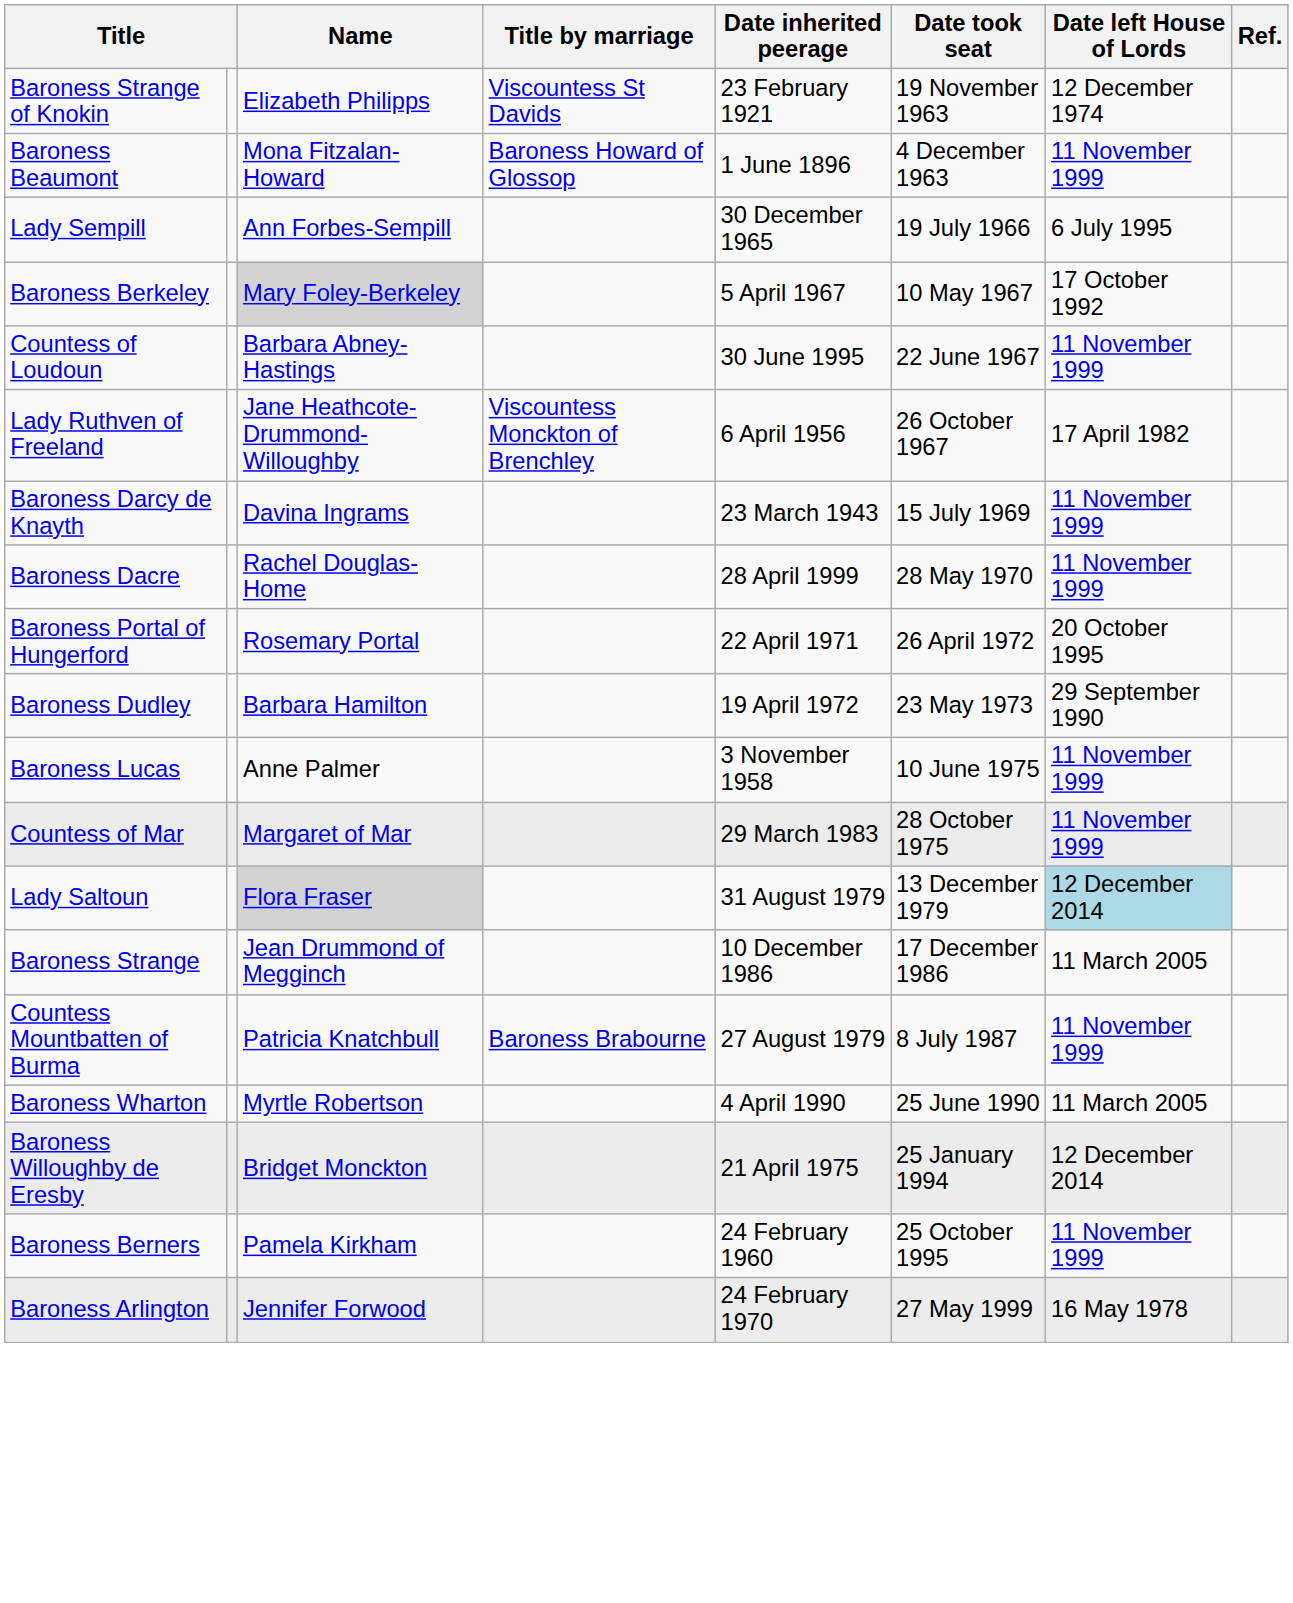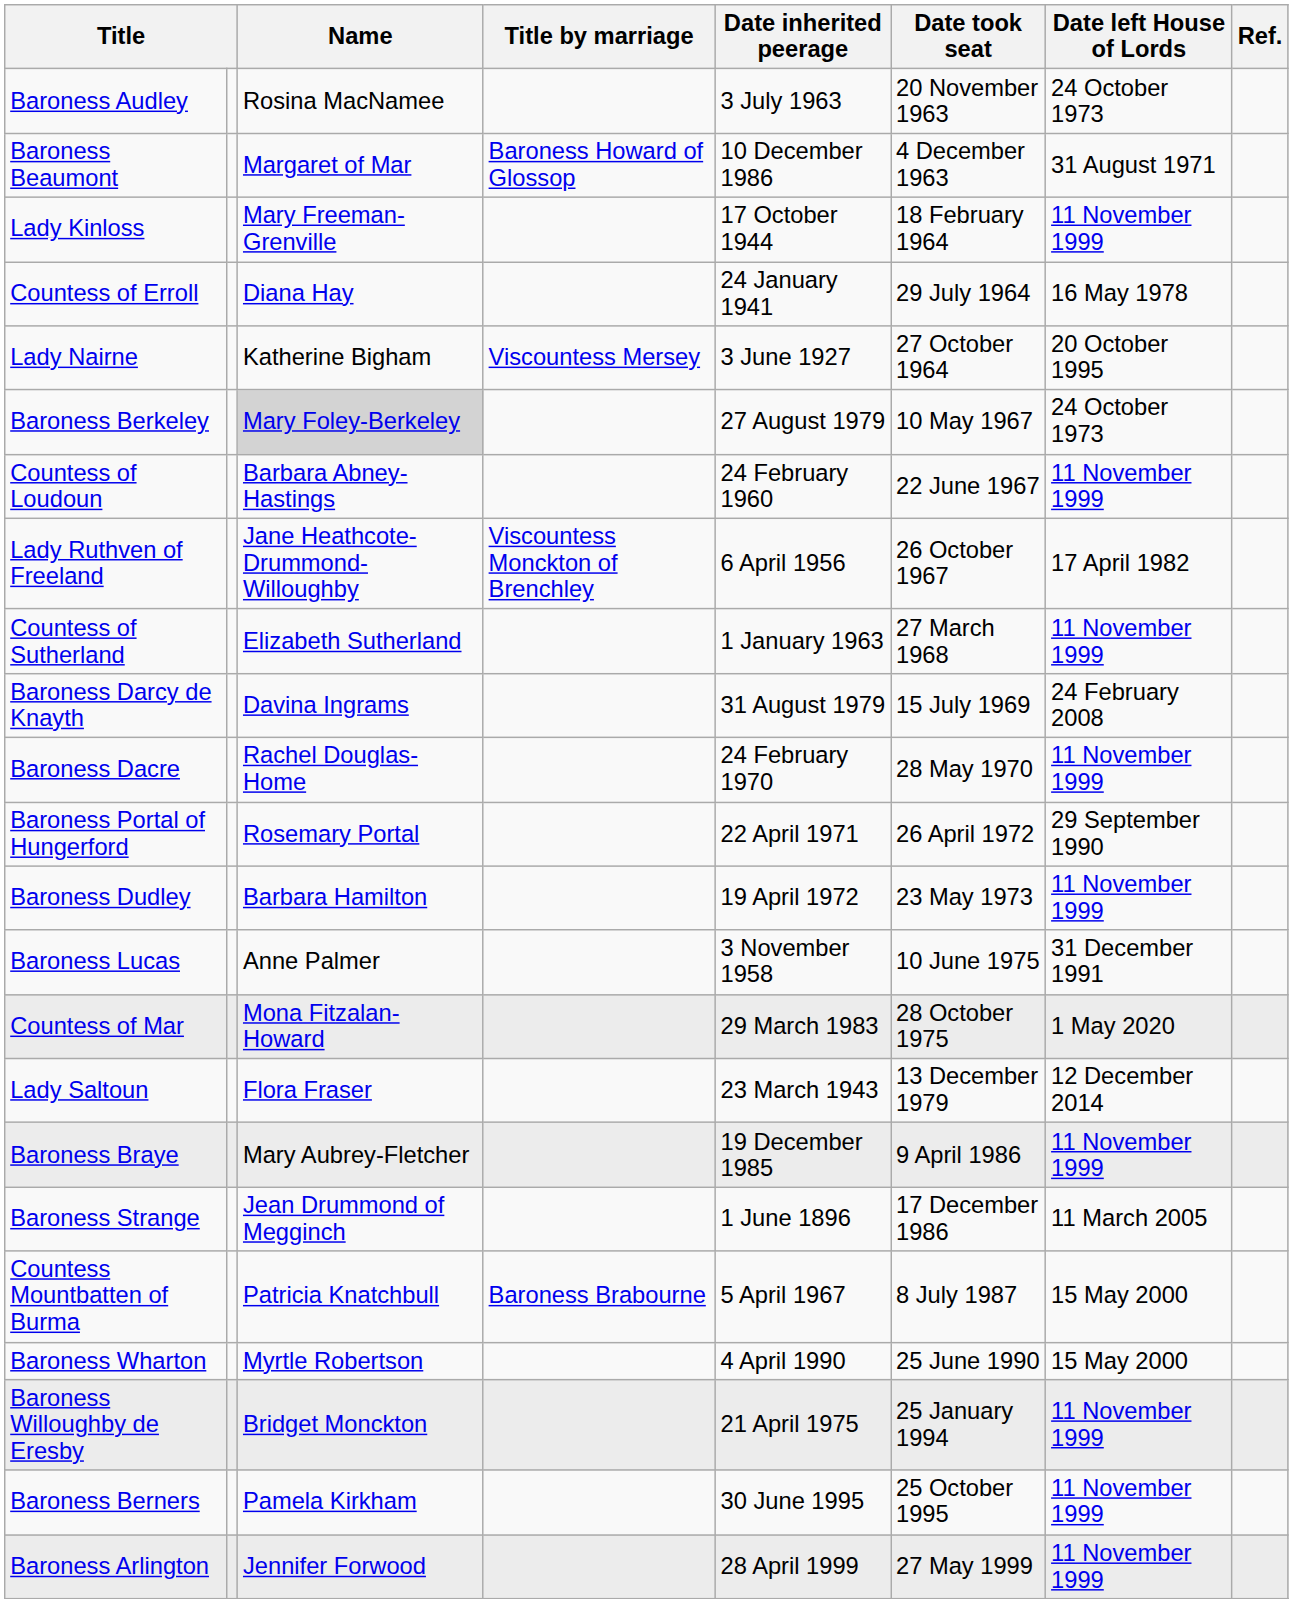- row: (105, 100)
+ row: (99, 100)
(321, 164) Mona Fitzalan-Howard -> (327, 164) Margaret of Mar
(786, 164) 1 June 1896 -> (792, 164) 10 December 1986
(1121, 164) 11 November 1999 -> (1133, 164) 31 August 1971
+ row: (77, 229)
+ row: (104, 293)
+ row: (74, 357)
- row: (78, 229)
(783, 293) 5 April 1967 -> (803, 421) 27 August 1979
(1110, 293) 17 October 1992 -> (1110, 421) 24 October 1973
(792, 357) 30 June 1995 -> (784, 485) 24 February 1960
+ row: (73, 640)
(800, 512) 23 March 1943 -> (803, 705) 31 August 1979
(1121, 512) 11 November 1999 -> (1115, 705) 24 February 2008
(790, 576) 28 April 1999 -> (784, 769) 24 February 1970
(1110, 640) 20 October 1995 -> (1125, 833) 29 September 1990
(1125, 705) 29 September 1990 -> (1121, 897) 11 November 1999
(1121, 769) 11 November 1999 -> (1122, 961) 31 December 1991
(327, 833) Margaret of Mar -> (321, 1026) Mona Fitzalan-Howard
(1121, 833) 11 November 1999 -> (1113, 1026) 1 May 2020
(307, 897) lightgrey background -> (307, 1090) no background
(803, 897) 31 August 1979 -> (800, 1090) 23 March 1943
(1122, 897) lightblue background -> (1122, 1090) no background
+ row: (94, 1154)
(792, 961) 10 December 1986 -> (786, 1218) 1 June 1896
(803, 1039) 27 August 1979 -> (783, 1296) 5 April 1967
(1121, 1039) 11 November 1999 -> (1120, 1296) 15 May 2000
(1129, 1103) 11 March 2005 -> (1120, 1360) 15 May 2000
(1122, 1167) 12 December 2014 -> (1121, 1424) 11 November 1999
(784, 1245) 24 February 1960 -> (792, 1502) 30 June 1995
(784, 1309) 24 February 1970 -> (790, 1566) 28 April 1999
(1120, 1309) 16 May 1978 -> (1121, 1566) 11 November 1999
